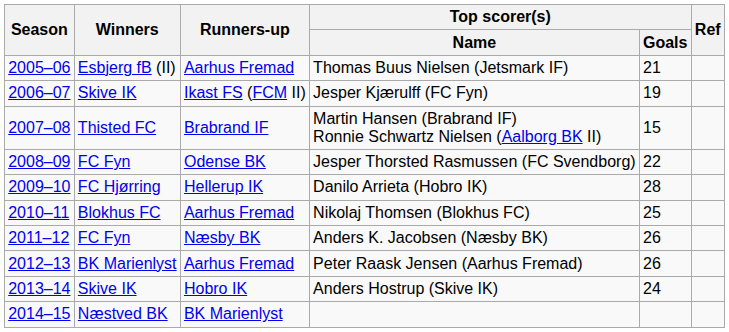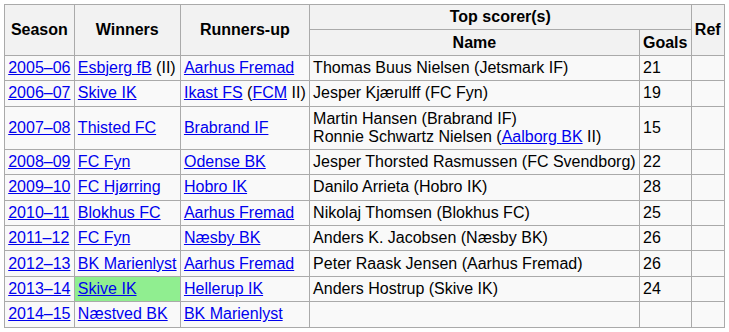(224, 187) Hellerup IK -> (216, 187) Hobro IK
(107, 288) no background -> (107, 288) lightgreen background
(216, 288) Hobro IK -> (224, 288) Hellerup IK
